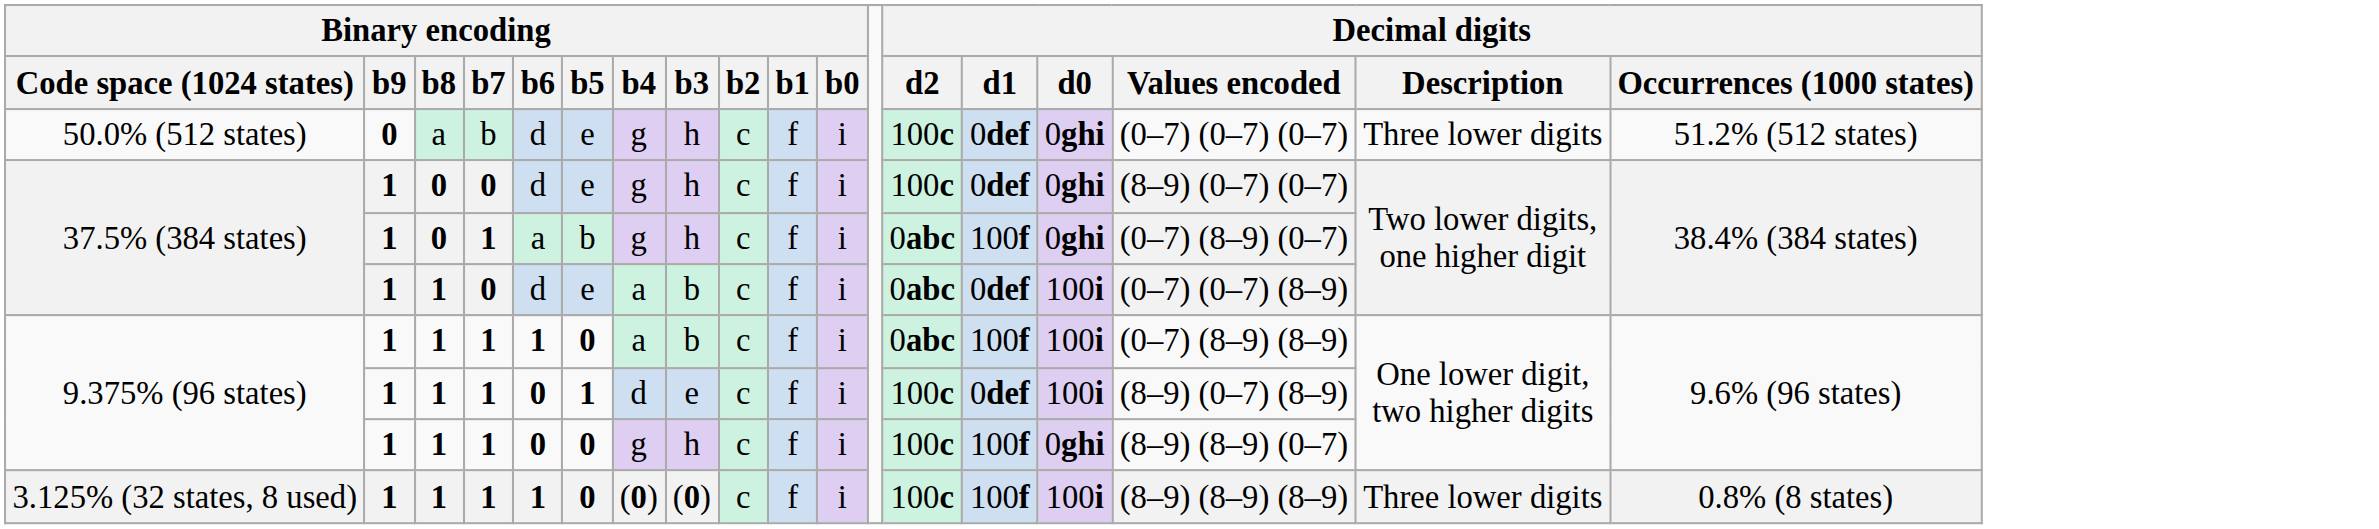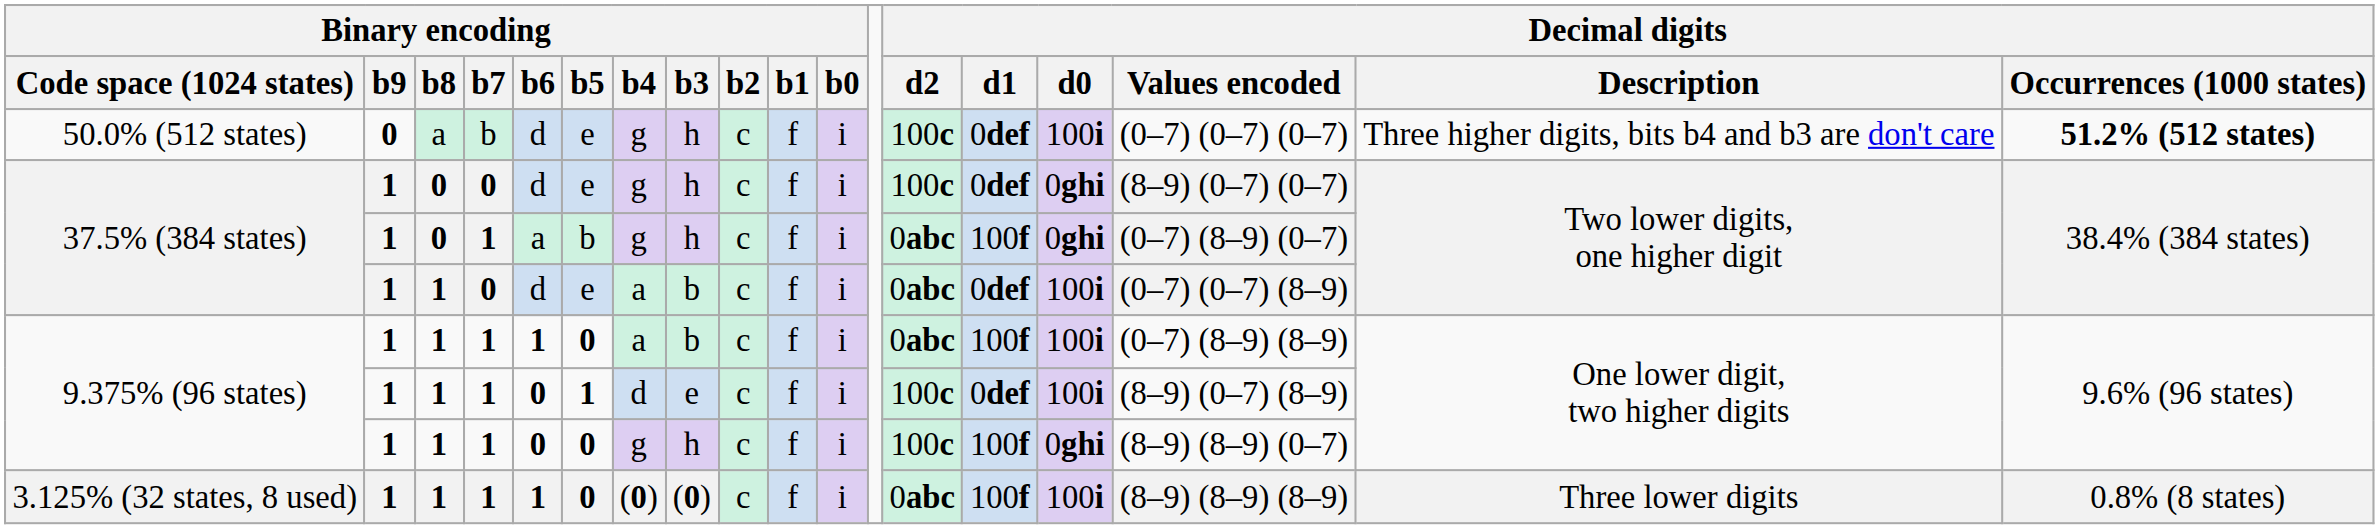(1075, 133) 0ghi -> (1075, 133) 100i
(1483, 133) Three lower digits -> (1679, 133) Three higher digits, bits b4 and b3 are don't care
(1796, 133) normal -> (2188, 133) bold
(922, 496) 100c -> (922, 496) 0abc
